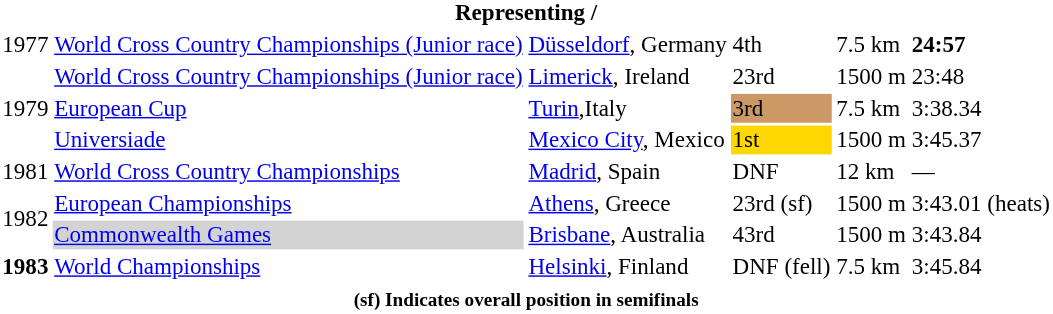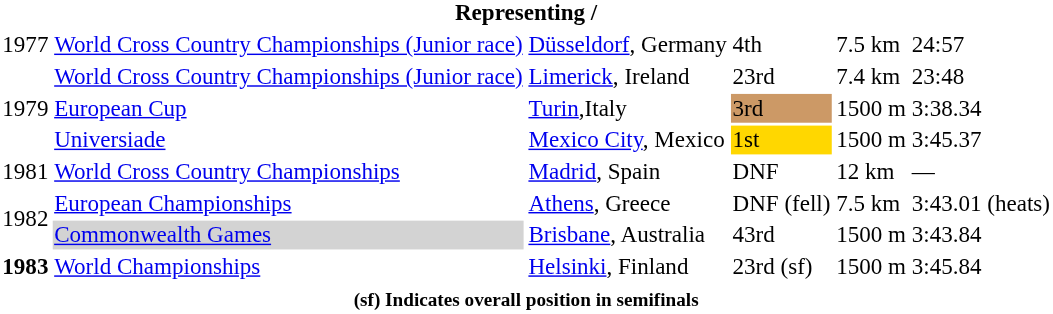(939, 44) bold -> (938, 44) normal
(871, 76) 1500 m -> (868, 76) 7.4 km
(868, 108) 7.5 km -> (871, 108) 1500 m
(773, 203) 23rd (sf) -> (781, 203) DNF (fell)
(871, 203) 1500 m -> (868, 203) 7.5 km
(781, 266) DNF (fell) -> (773, 266) 23rd (sf)
(868, 266) 7.5 km -> (871, 266) 1500 m
